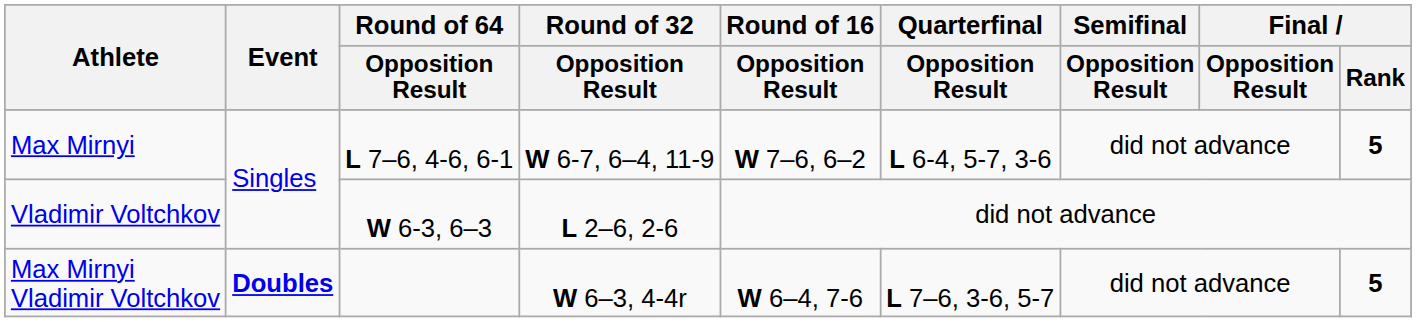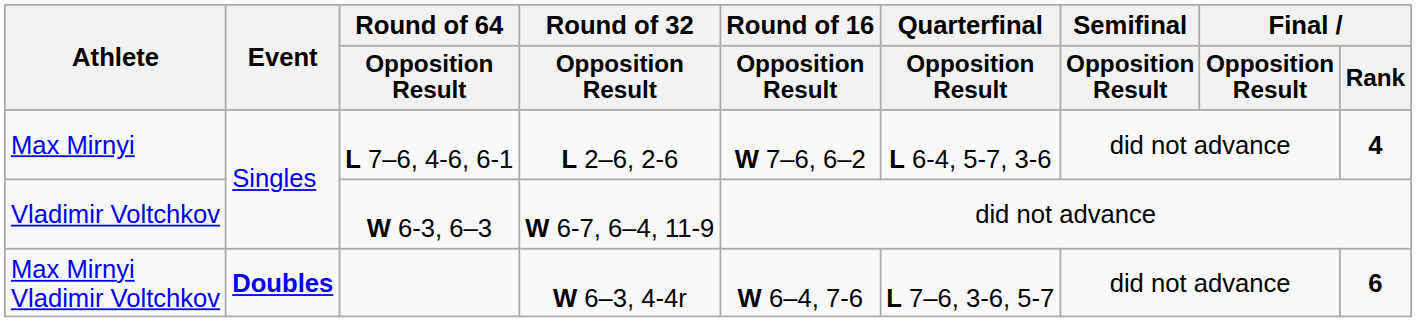(620, 159) W 6-7, 6–4, 11-9 -> (620, 159) L 2–6, 2-6
(1375, 145) 5 -> (1375, 145) 4
(620, 228) L 2–6, 2-6 -> (620, 228) W 6-7, 6–4, 11-9
(1375, 283) 5 -> (1375, 283) 6
